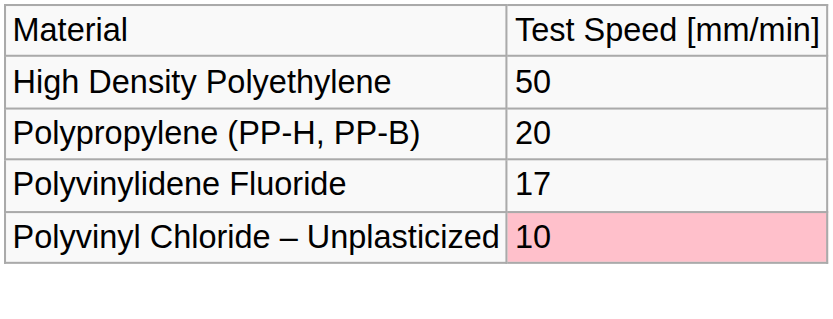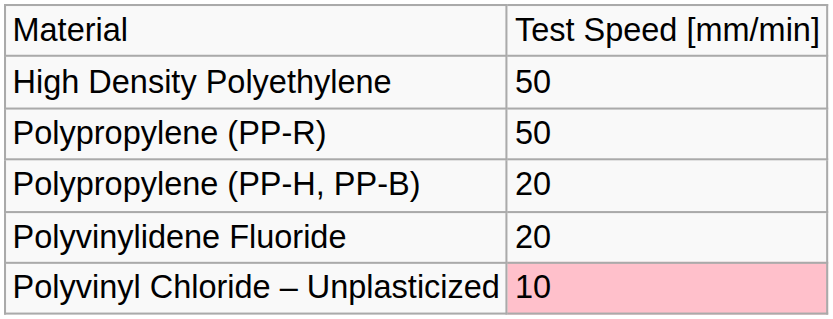+ row: (170, 133)
(533, 184) 17 -> (533, 236) 20
